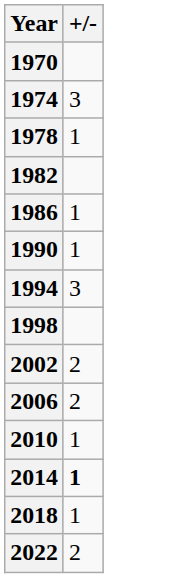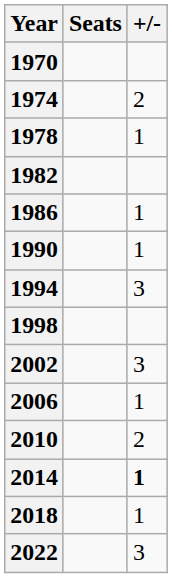+ column: (95, 23)
(75, 99) 3 -> (139, 99) 2
(75, 363) 2 -> (139, 363) 3
(75, 401) 2 -> (139, 401) 1
(75, 439) 1 -> (139, 439) 2
(75, 552) 2 -> (139, 552) 3
